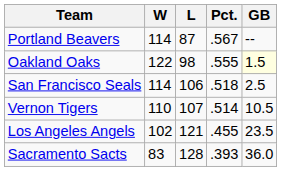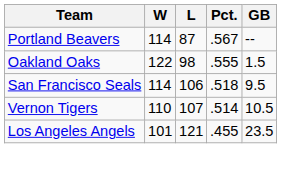(255, 62) lightyellow background -> (255, 62) no background
(255, 85) 2.5 -> (255, 85) 9.5
(160, 131) 102 -> (160, 131) 101
- row: (67, 154)
